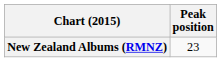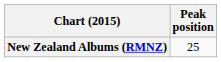(193, 47) 23 -> (193, 47) 25
